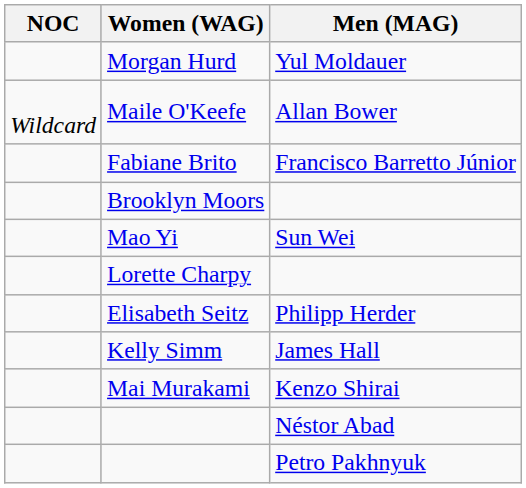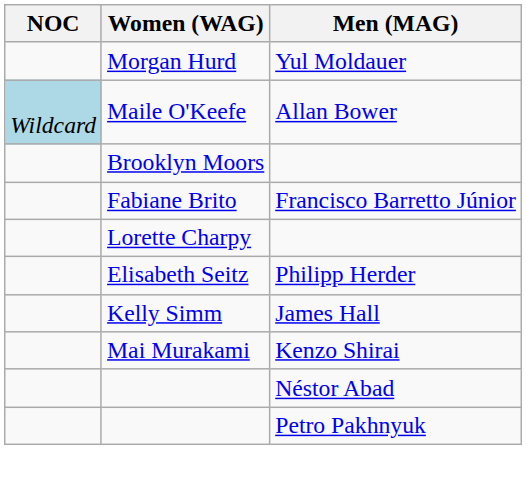(53, 125) no background -> (53, 125) lightblue background
rows swapped: (172, 162) <-> (186, 200)
- row: (142, 237)
